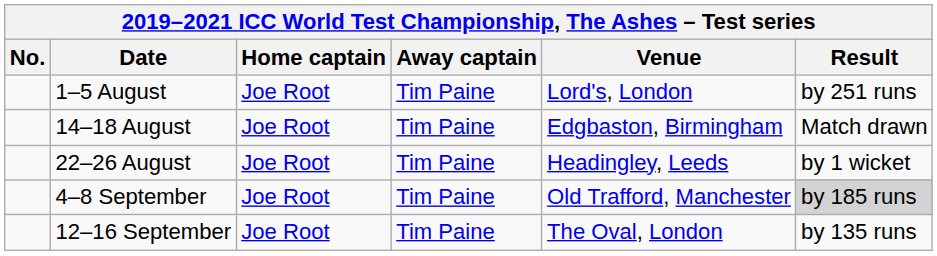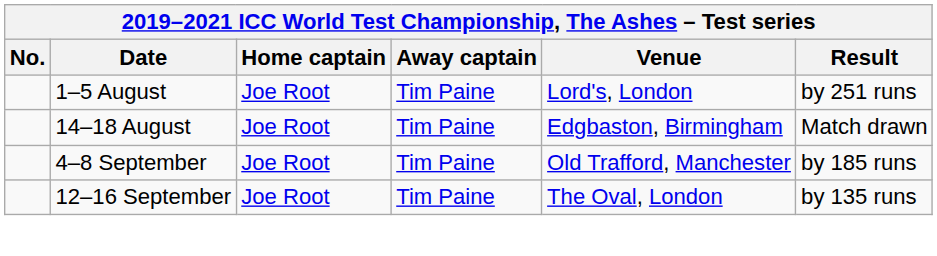- row: (123, 162)
(859, 197) lightgrey background -> (859, 162) no background
